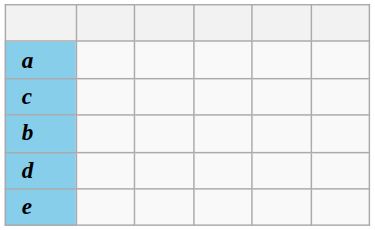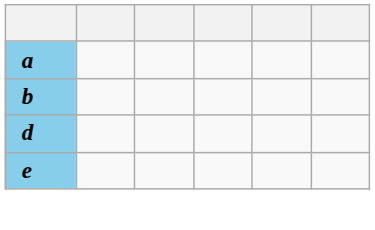- row: (21, 96)
